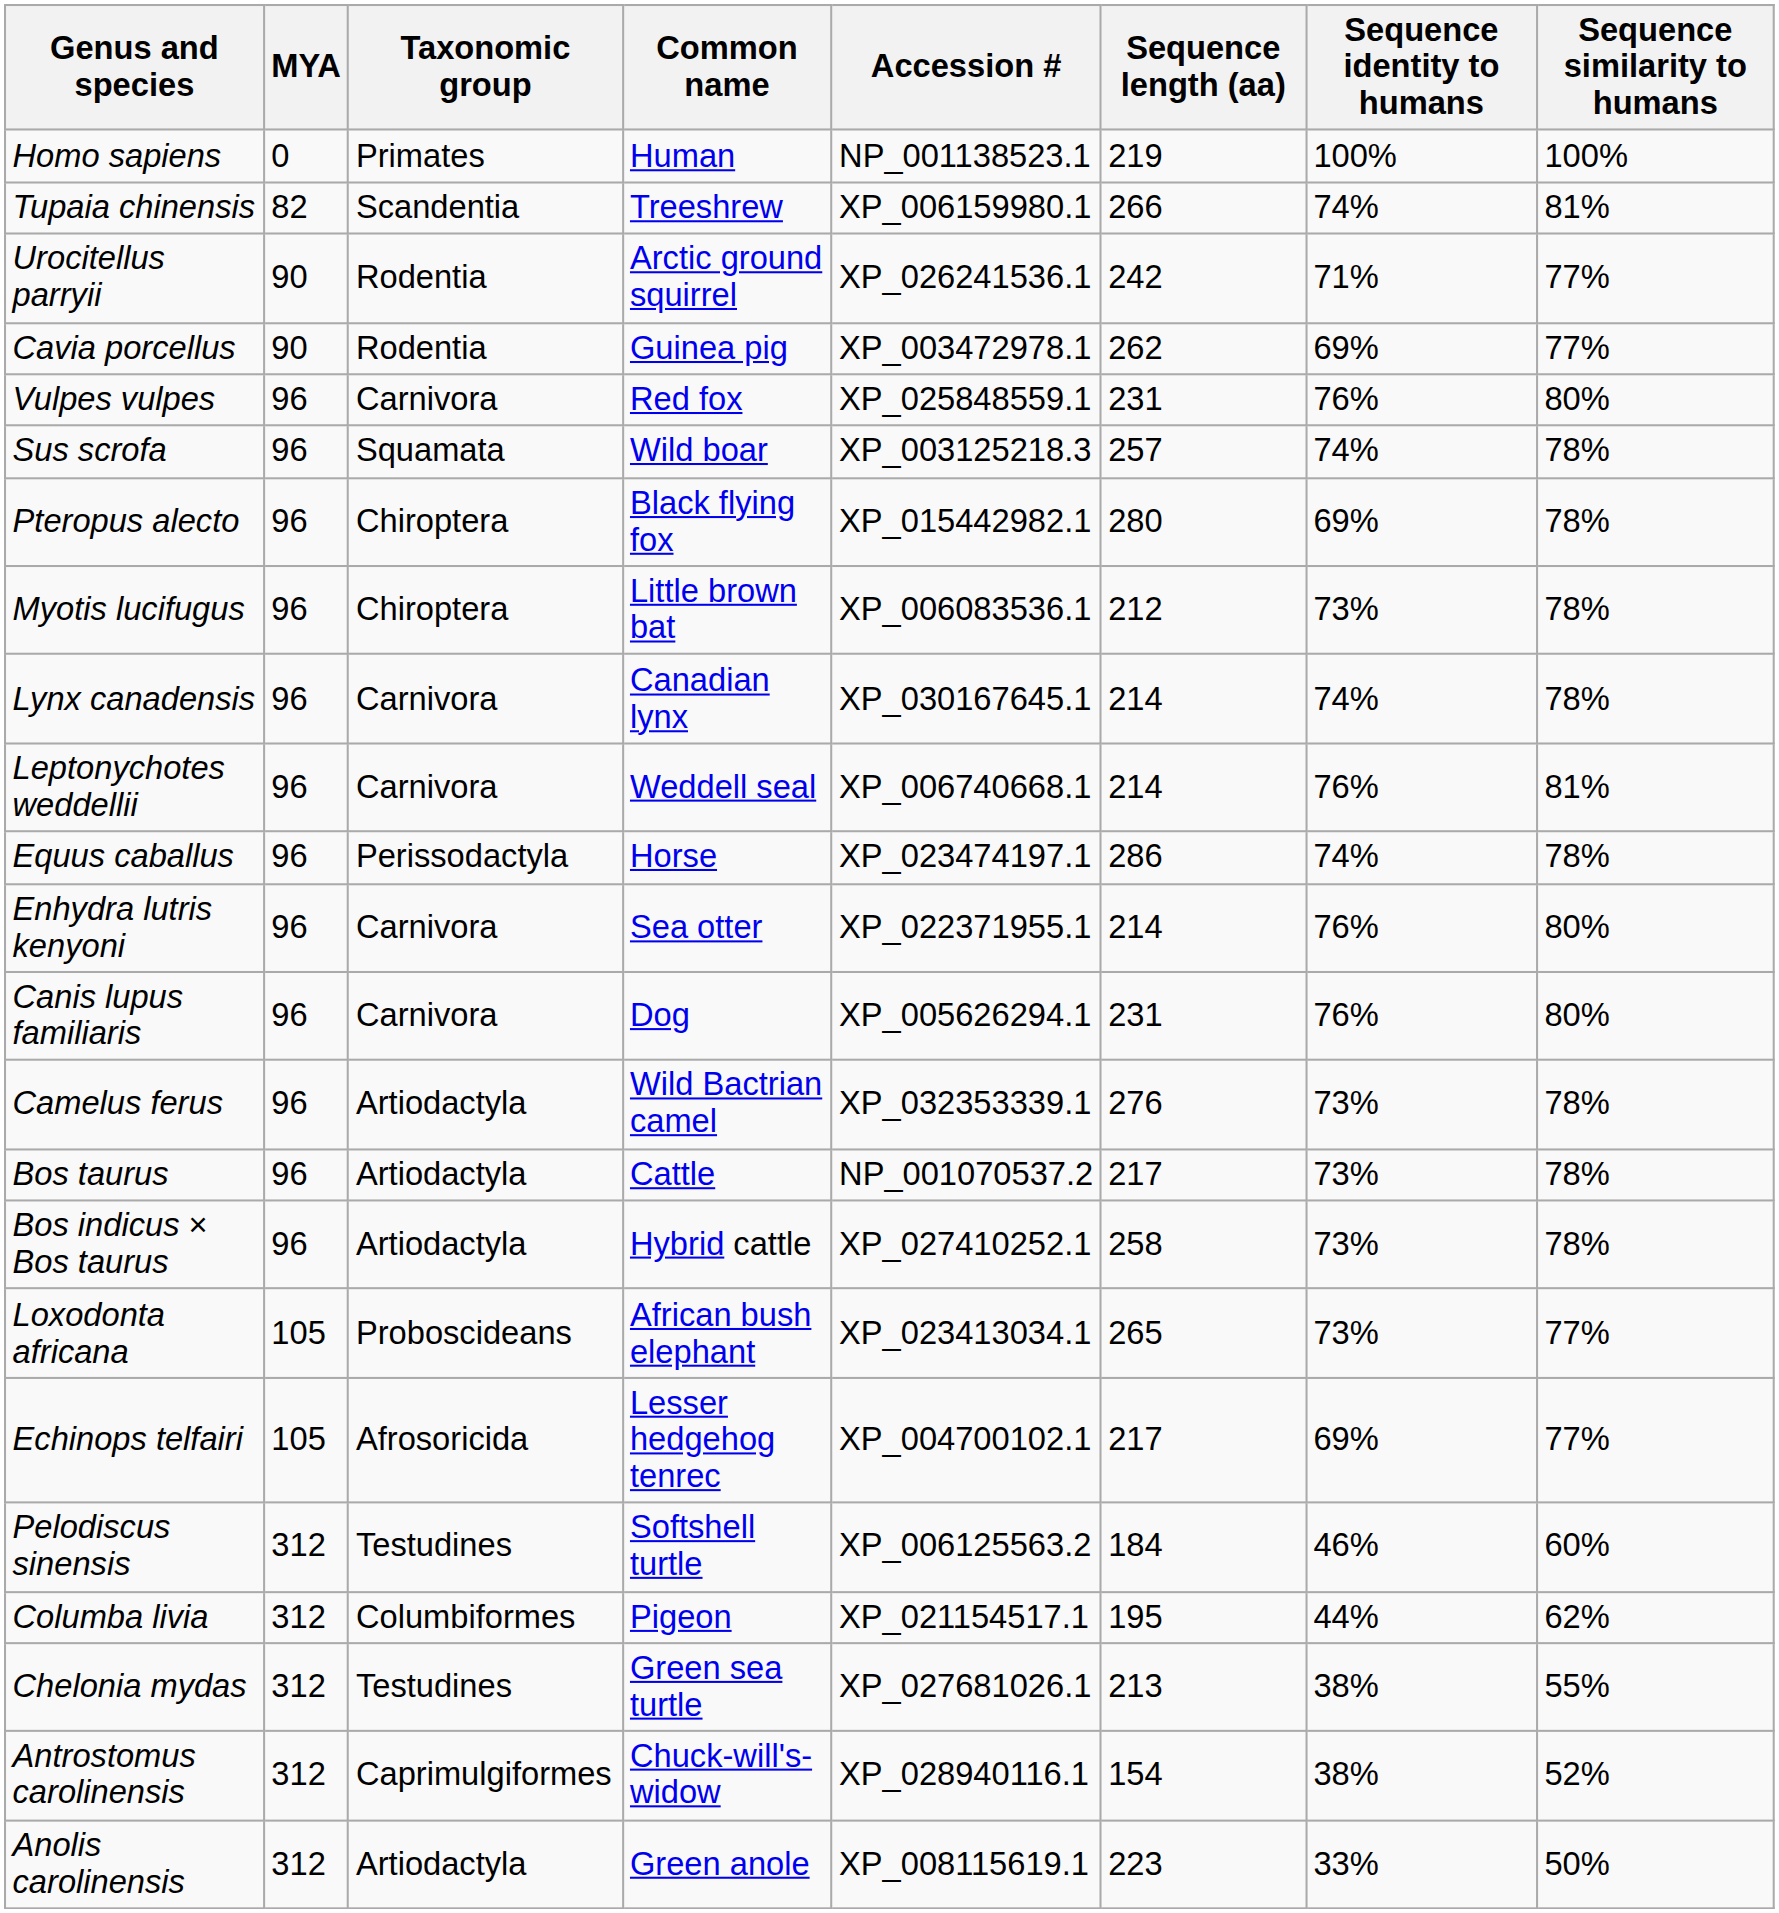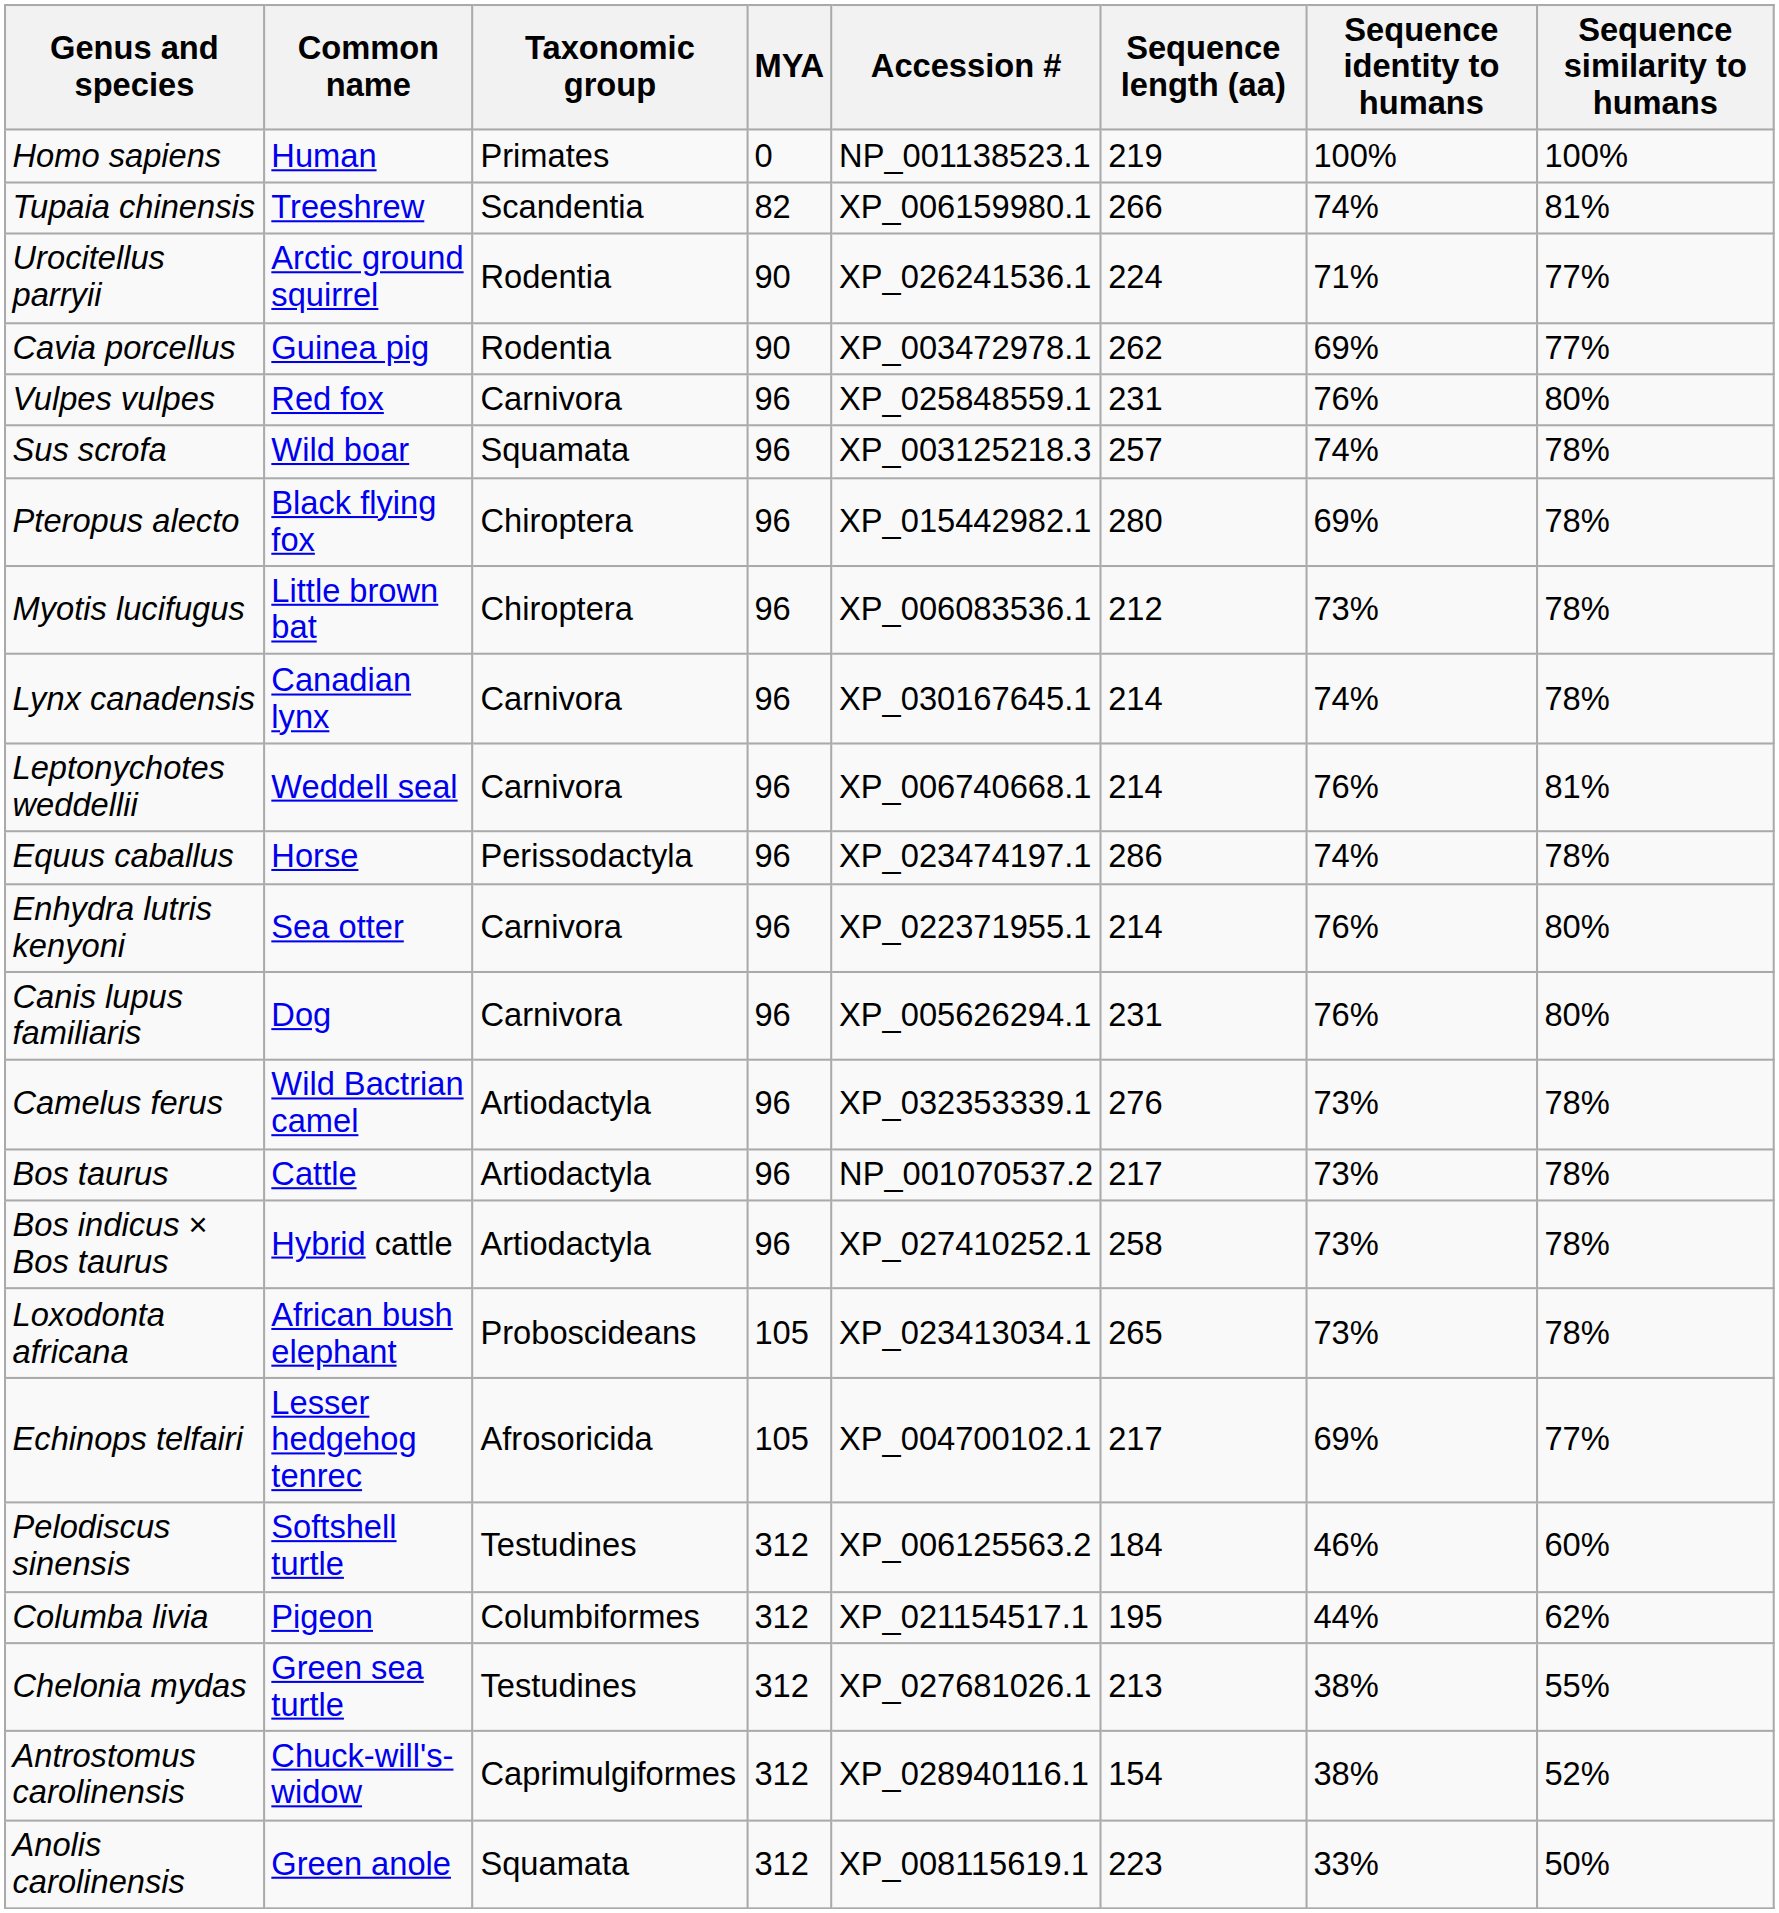columns swapped: (727, 67) <-> (306, 67)
(1135, 277) 242 -> (1135, 277) 224
(1577, 1332) 77% -> (1577, 1332) 78%
(441, 1863) Artiodactyla -> (555, 1863) Squamata
